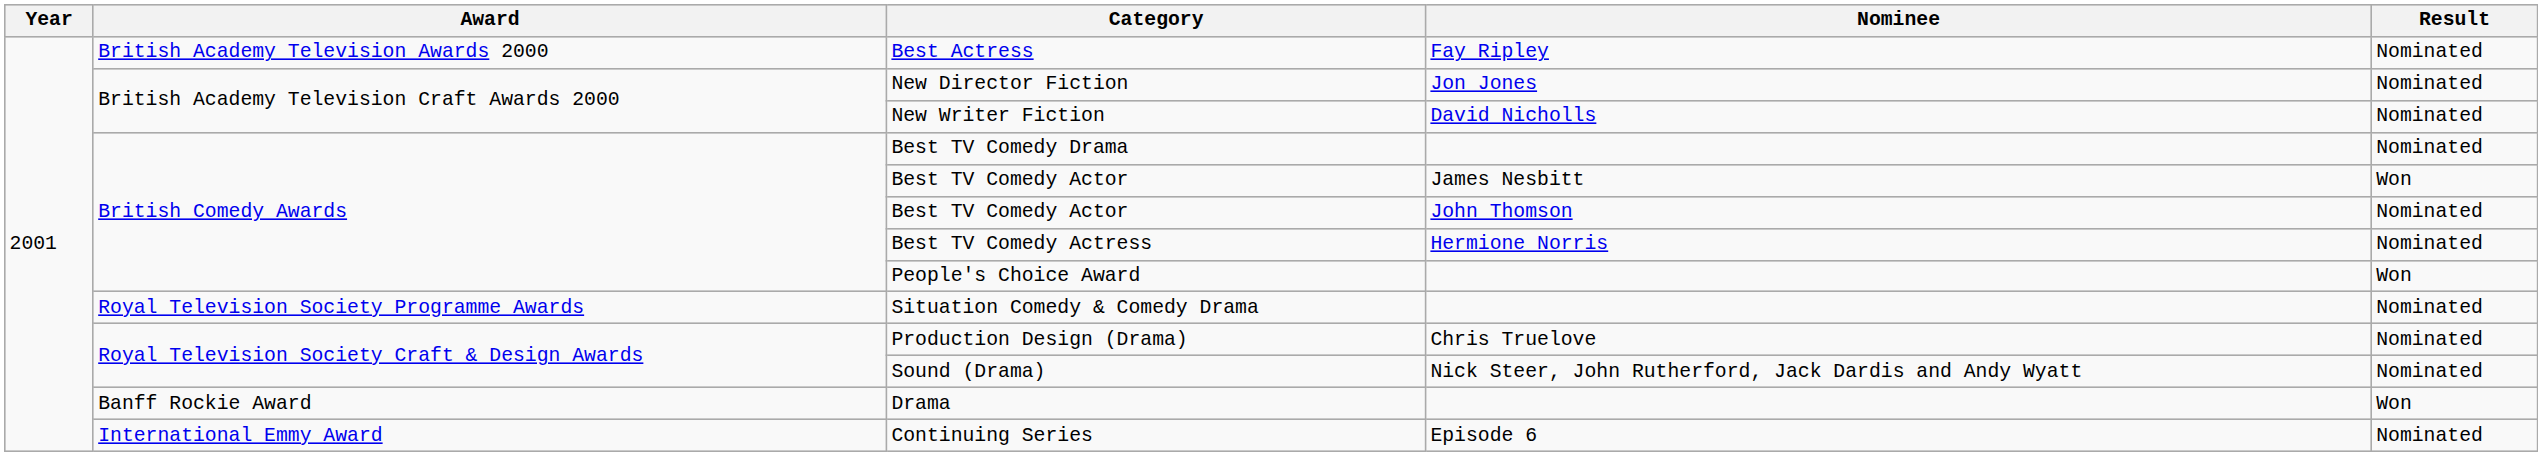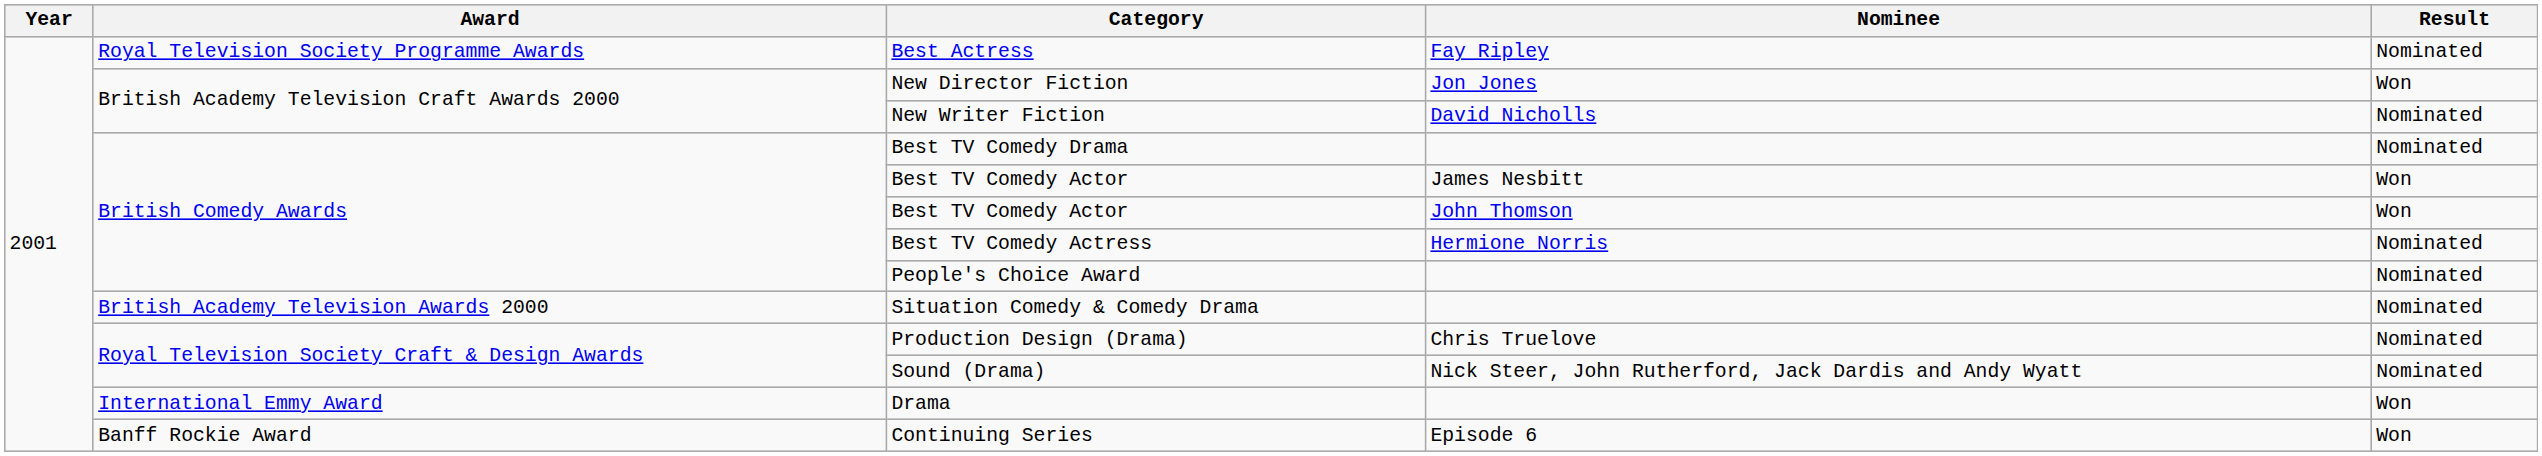(323, 53) British Academy Television Awards 2000 -> (341, 53) Royal Television Society Programme Awards
(2430, 85) Nominated -> (2394, 85) Won
(2430, 212) Nominated -> (2394, 212) Won
(2394, 276) Won -> (2430, 276) Nominated
(341, 308) Royal Television Society Programme Awards -> (323, 308) British Academy Television Awards 2000
(205, 404) Banff Rockie Award -> (240, 404) International Emmy Award
(240, 436) International Emmy Award -> (205, 436) Banff Rockie Award
(2430, 436) Nominated -> (2394, 436) Won
